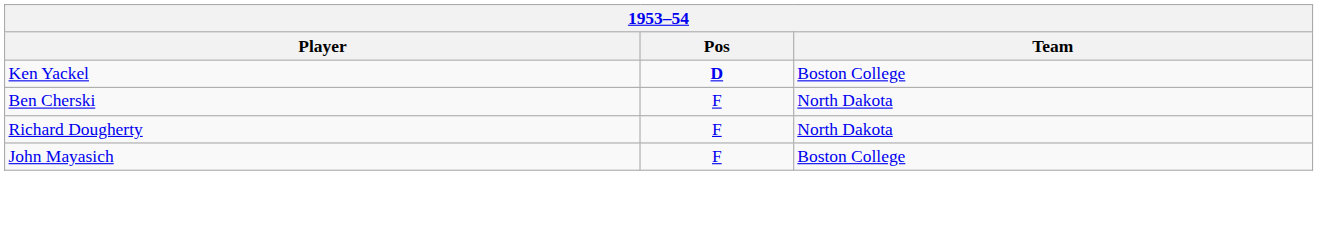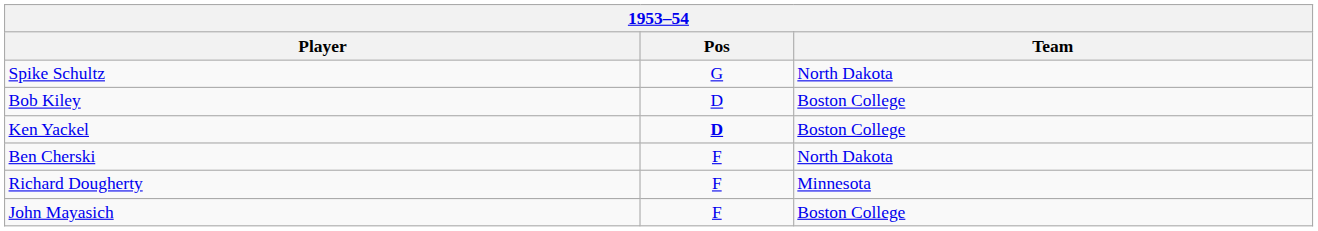+ row: (57, 73)
+ row: (45, 101)
(845, 128) North Dakota -> (834, 184) Minnesota
